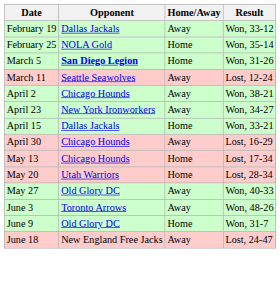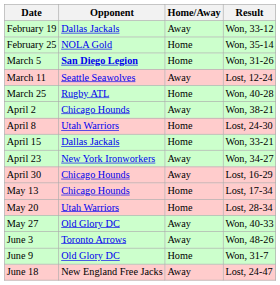+ row: (26, 93)
+ row: (21, 126)
rows swapped: (24, 126) <-> (24, 110)
